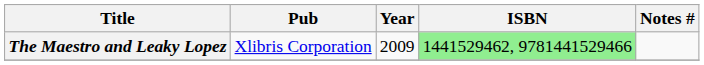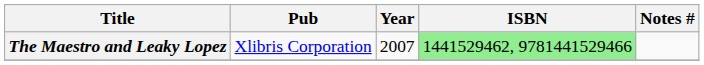(397, 45) 2009 -> (397, 45) 2007
